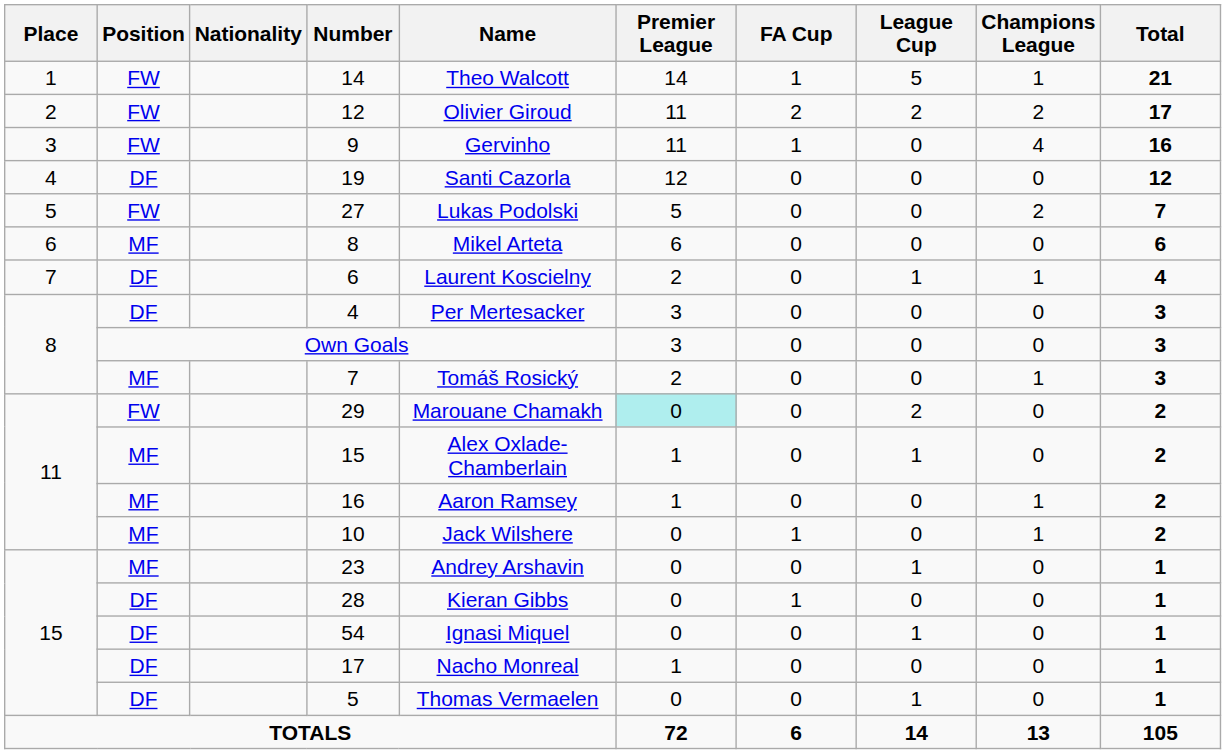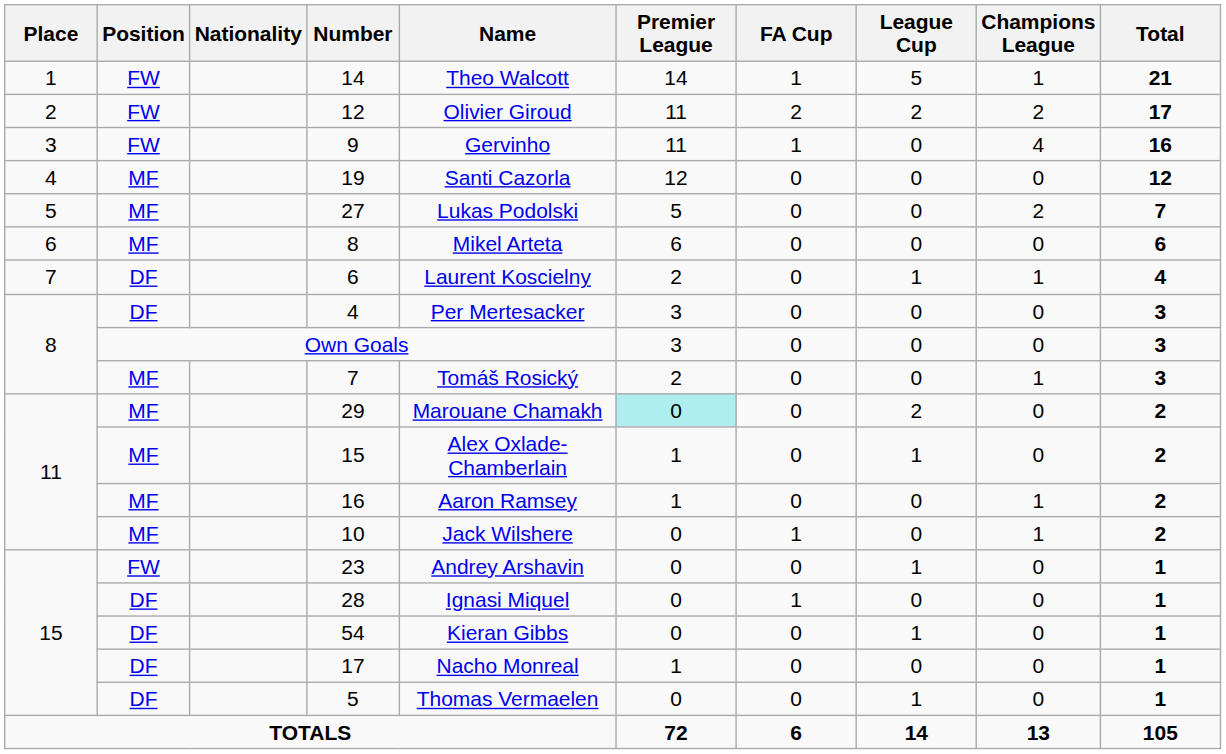(144, 178) DF -> (144, 178) MF
(144, 211) FW -> (144, 211) MF
(144, 410) FW -> (144, 410) MF
(144, 566) MF -> (144, 566) FW
(508, 600) Kieran Gibbs -> (508, 600) Ignasi Miquel
(508, 633) Ignasi Miquel -> (508, 633) Kieran Gibbs
